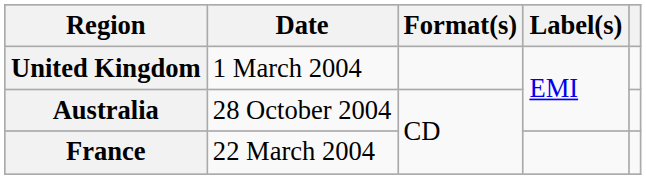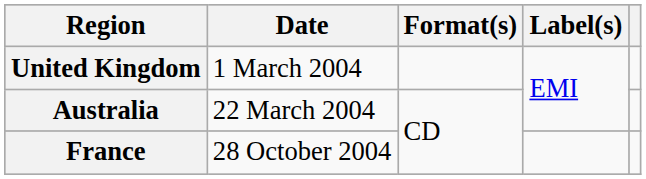(302, 109) 28 October 2004 -> (294, 109) 22 March 2004
(294, 151) 22 March 2004 -> (302, 151) 28 October 2004
